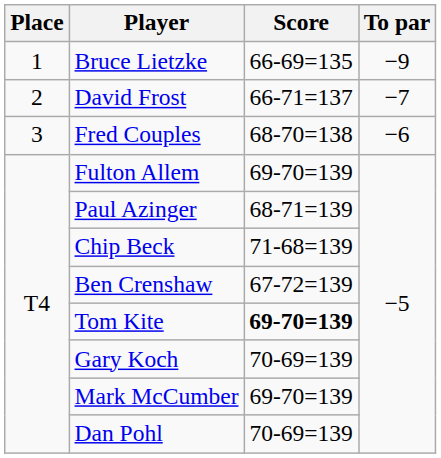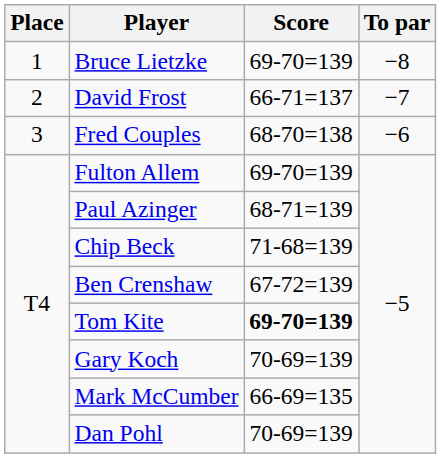(301, 60) 66-69=135 -> (301, 60) 69-70=139
(397, 60) −9 -> (397, 60) −8
(301, 396) 69-70=139 -> (301, 396) 66-69=135
